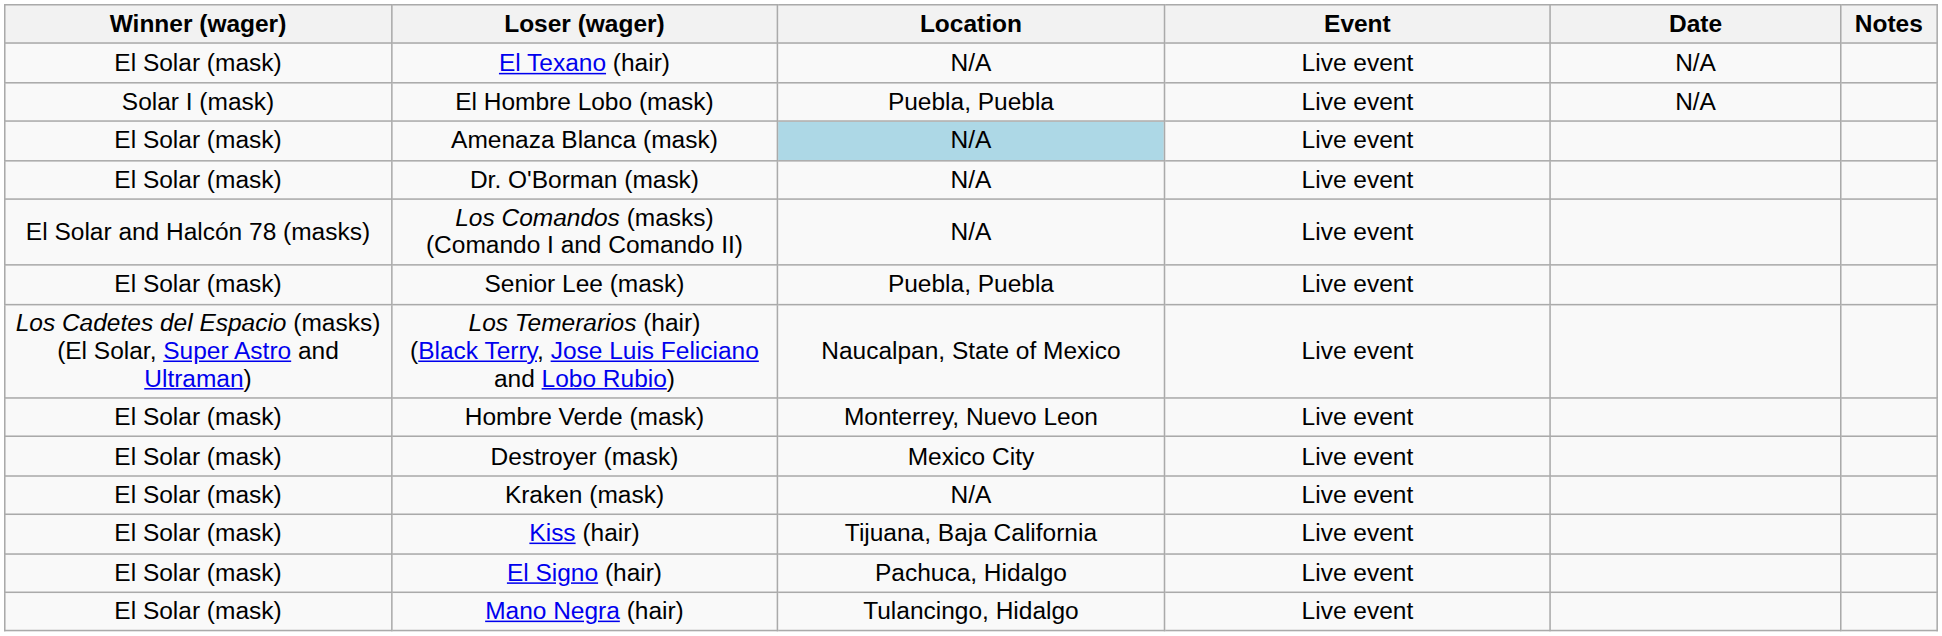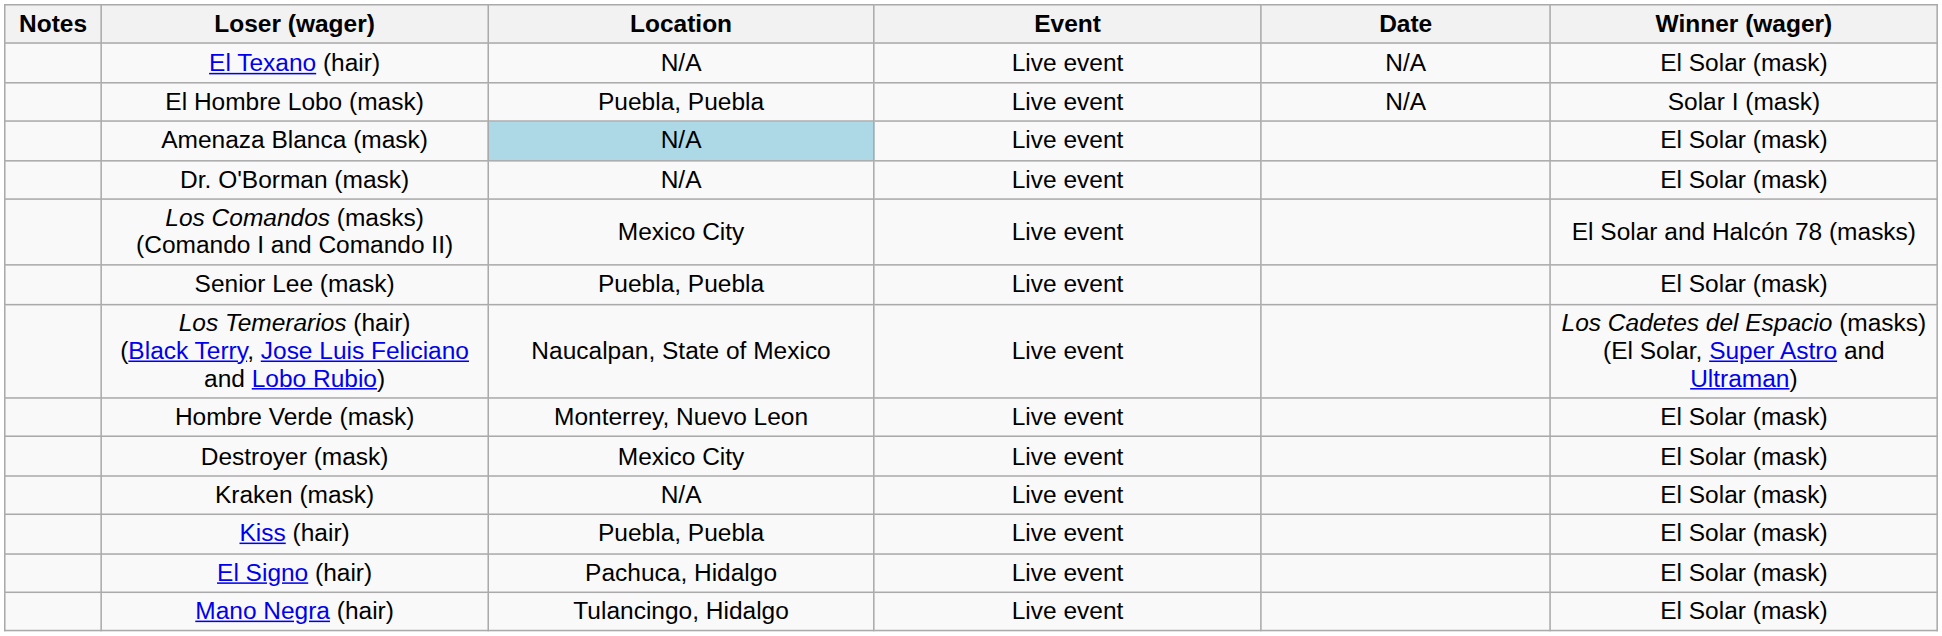columns swapped: (198, 23) <-> (1889, 23)
(971, 231) N/A -> (681, 231) Mexico City
(971, 533) Tijuana, Baja California -> (681, 533) Puebla, Puebla
